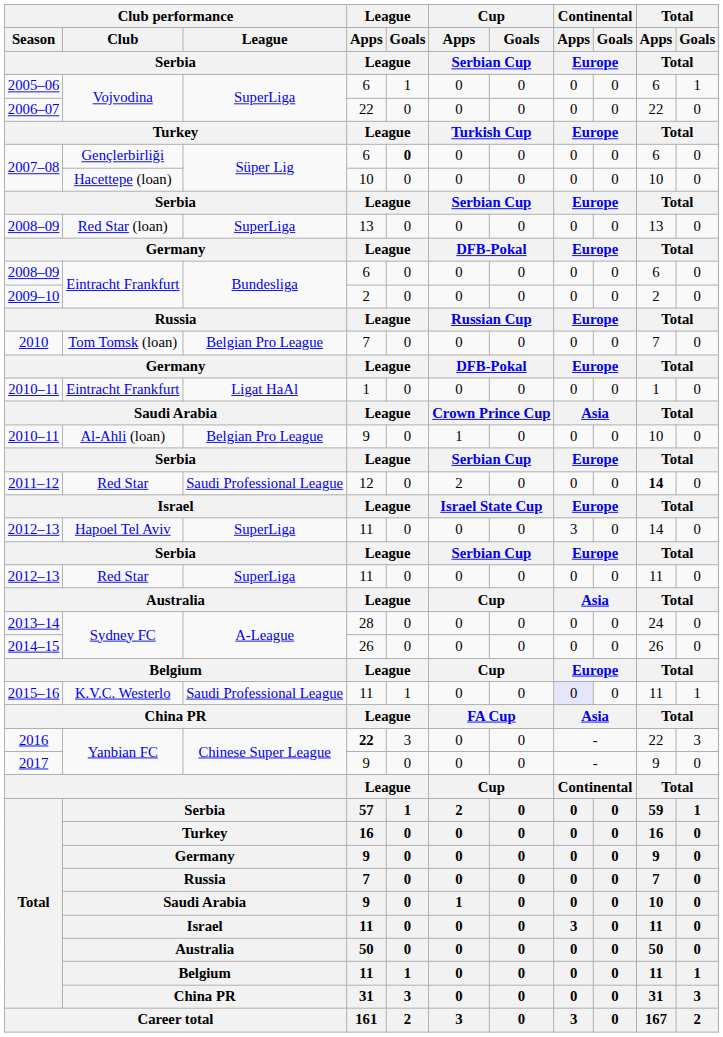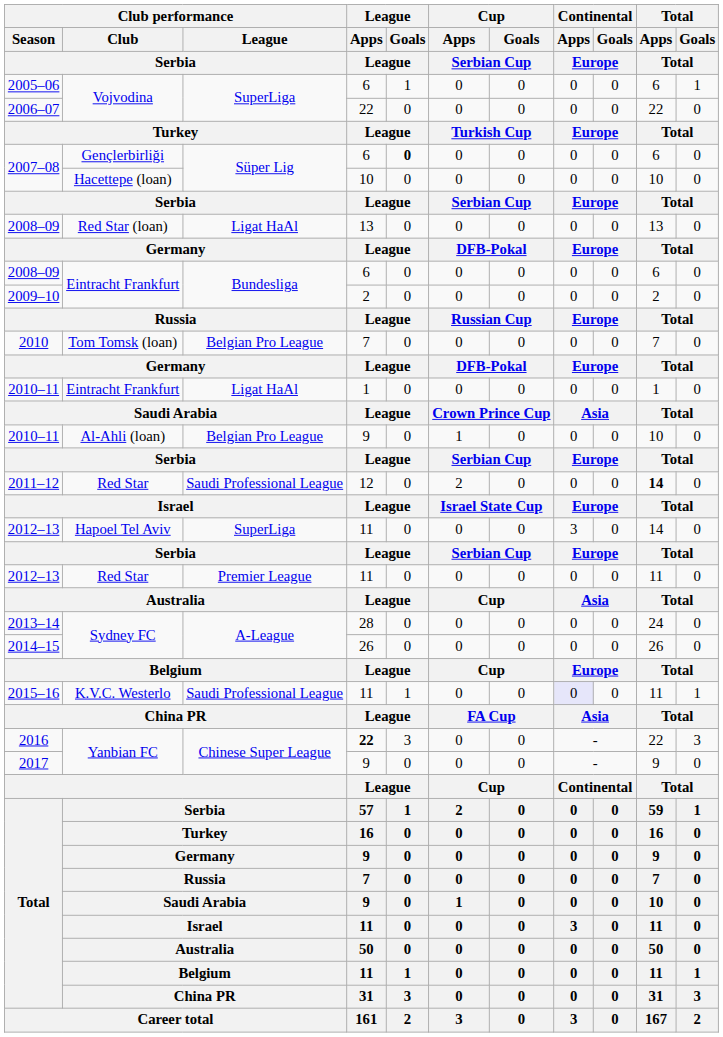(265, 226) SuperLiga -> (265, 226) Ligat HaAl
(265, 576) SuperLiga -> (265, 576) Premier League
